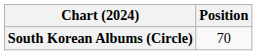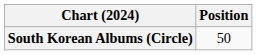(224, 38) 70 -> (224, 38) 50
